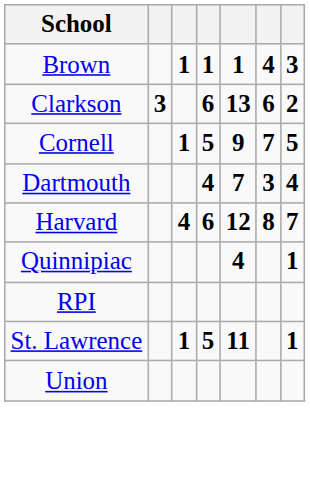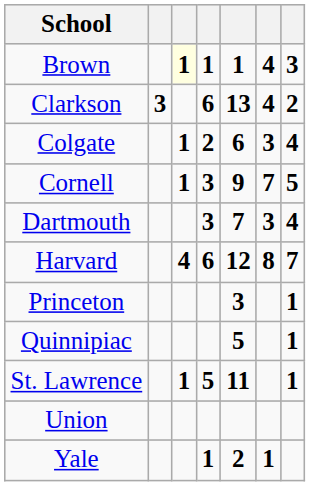(184, 63) no background -> (184, 63) lightyellow background
(268, 103) 6 -> (268, 103) 4
+ row: (76, 143)
(208, 143) 5 -> (208, 182) 3
(208, 182) 4 -> (208, 222) 3
+ row: (76, 301)
(238, 261) 4 -> (238, 340) 5
- row: (76, 301)
+ row: (76, 459)
